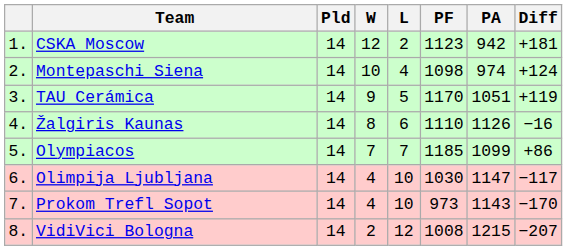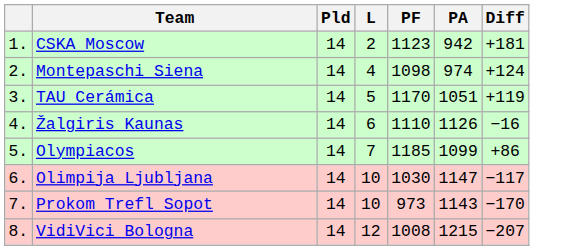- column: (371, 18)
